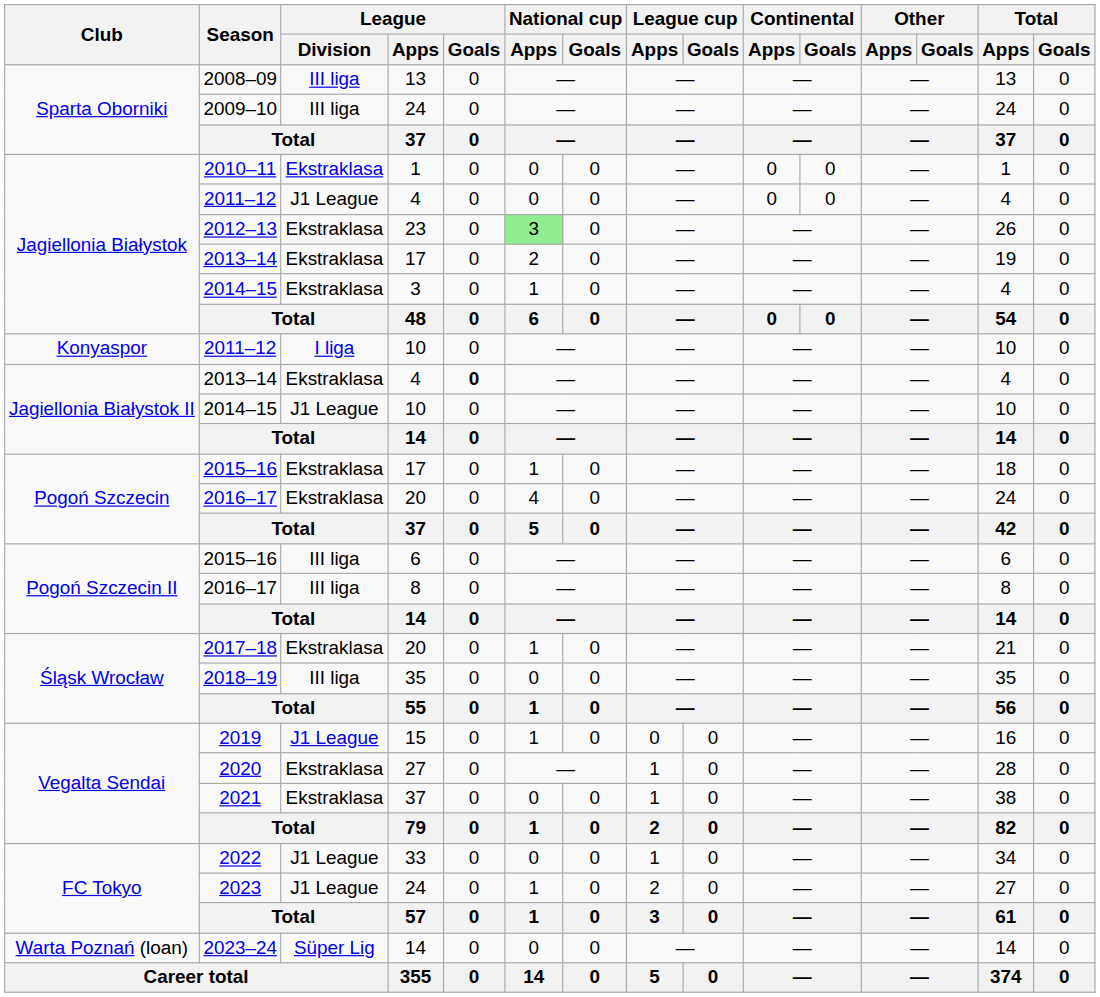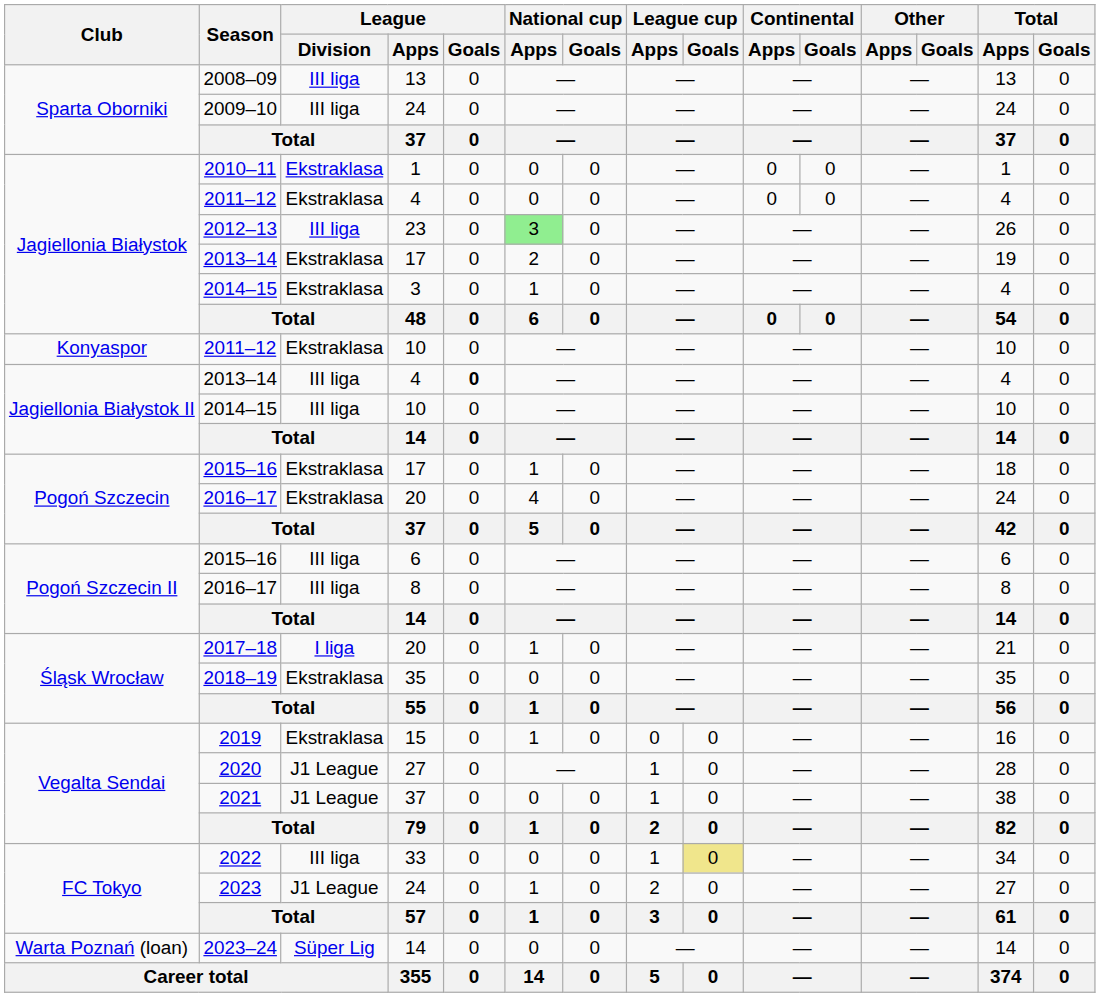(334, 199) J1 League -> (334, 199) Ekstraklasa
(334, 229) Ekstraklasa -> (334, 229) III liga
(334, 348) I liga -> (334, 348) Ekstraklasa
(334, 378) Ekstraklasa -> (334, 378) III liga
(334, 408) J1 League -> (334, 408) III liga
(334, 648) Ekstraklasa -> (334, 648) I liga
(334, 678) III liga -> (334, 678) Ekstraklasa
(334, 738) J1 League -> (334, 738) Ekstraklasa
(334, 768) Ekstraklasa -> (334, 768) J1 League
(334, 797) Ekstraklasa -> (334, 797) J1 League
(334, 857) J1 League -> (334, 857) III liga
(713, 857) no background -> (713, 857) khaki background
